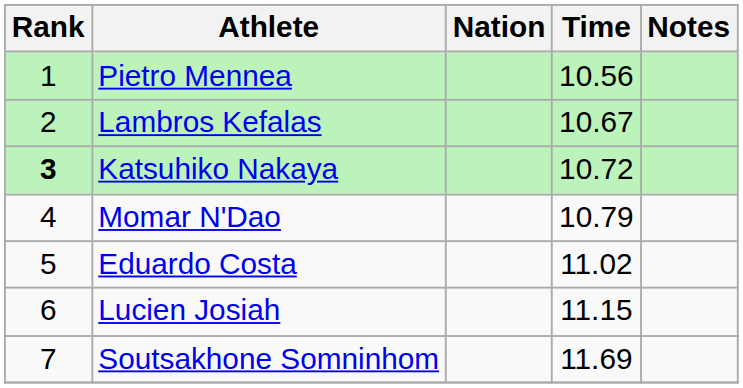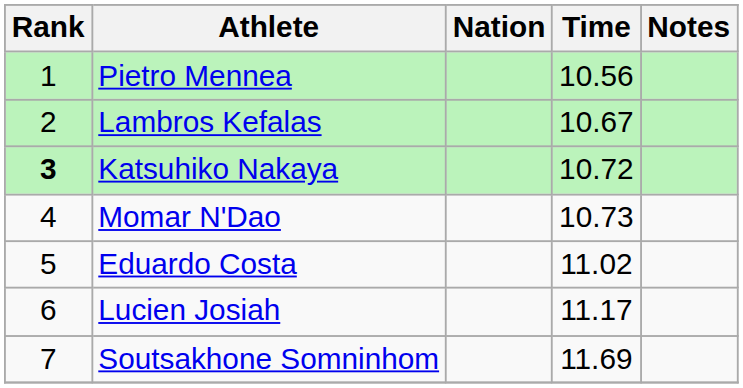(596, 216) 10.79 -> (596, 216) 10.73
(596, 311) 11.15 -> (596, 311) 11.17
